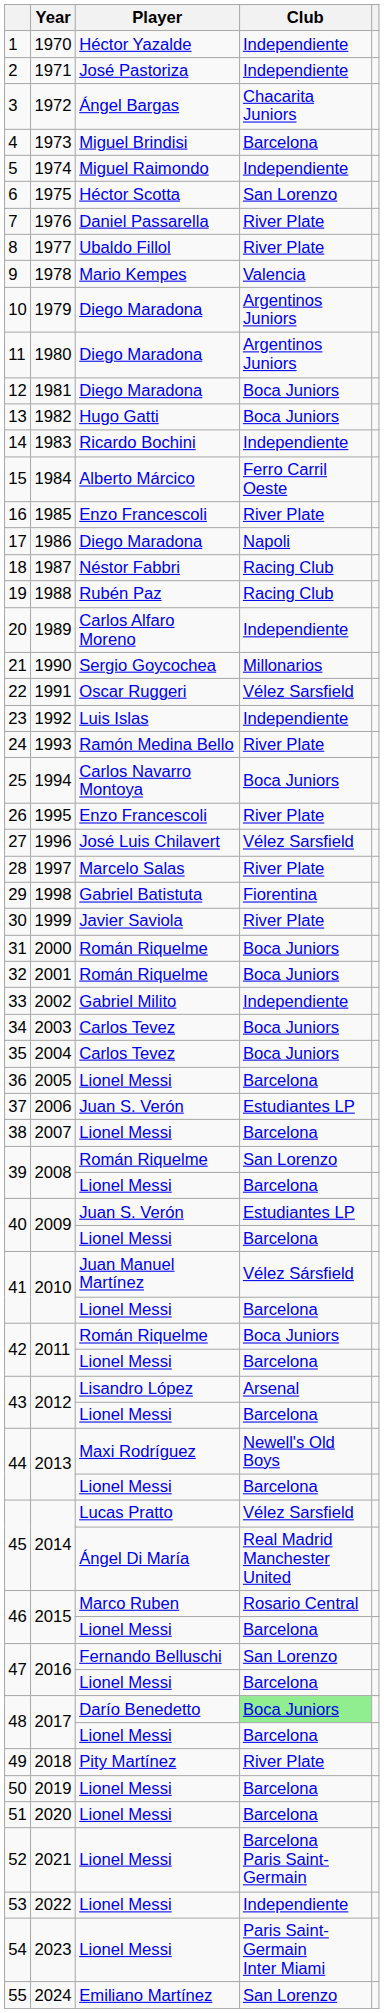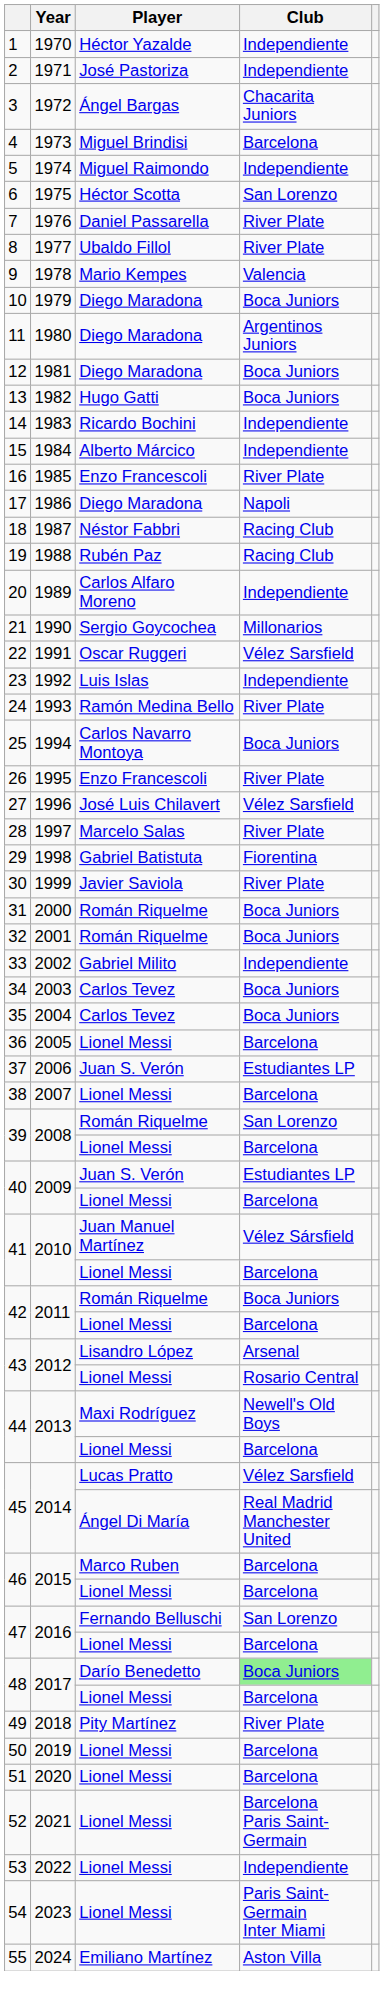(283, 309) Argentinos Juniors -> (291, 300) Boca Juniors
(285, 479) Ferro Carril Oeste -> (296, 450) Independiente
(280, 1415) Barcelona -> (301, 1378) Rosario Central
(301, 1603) Rosario Central -> (280, 1566) Barcelona
(290, 1995) San Lorenzo -> (282, 1957) Aston Villa
